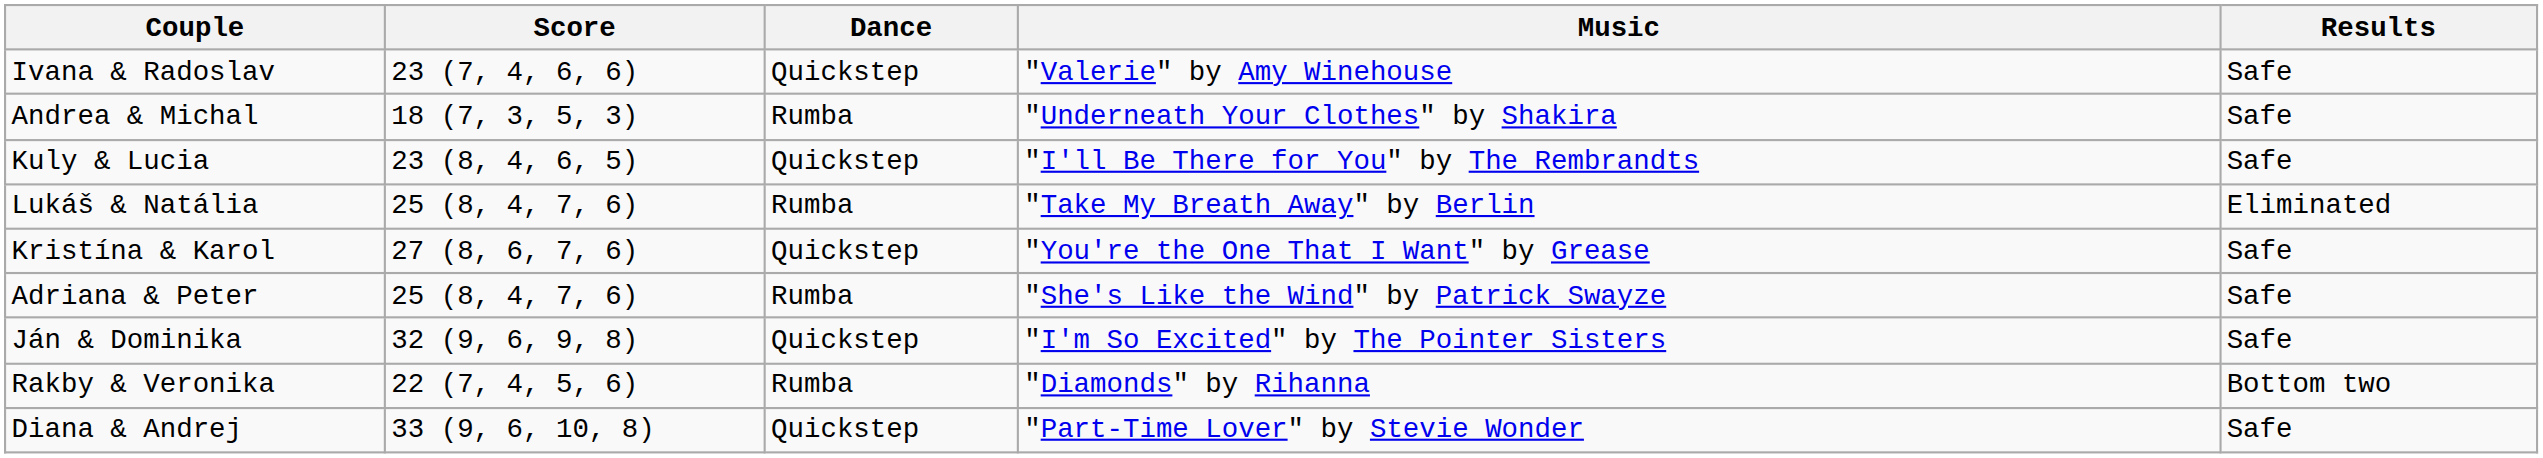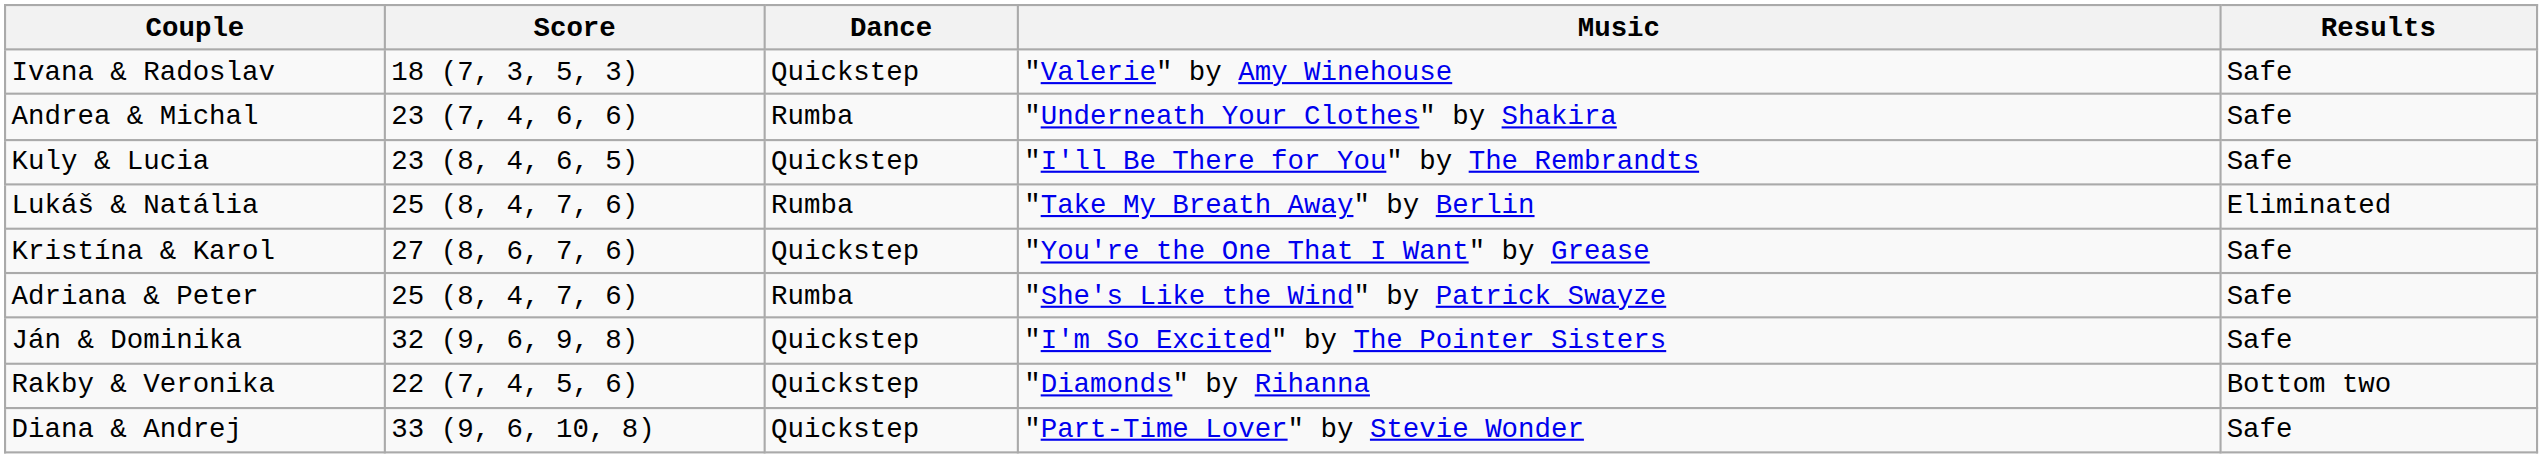(515, 72) 23 (7, 4, 6, 6) -> (515, 72) 18 (7, 3, 5, 3)
(515, 117) 18 (7, 3, 5, 3) -> (515, 117) 23 (7, 4, 6, 6)
(812, 385) Rumba -> (845, 385) Quickstep
